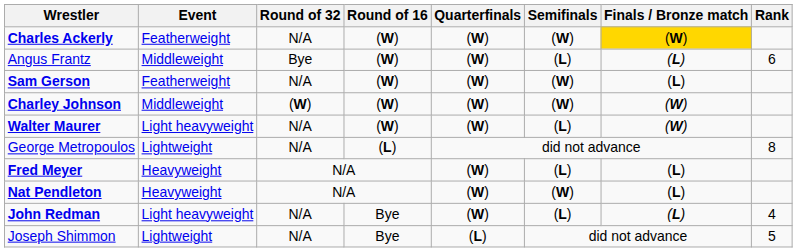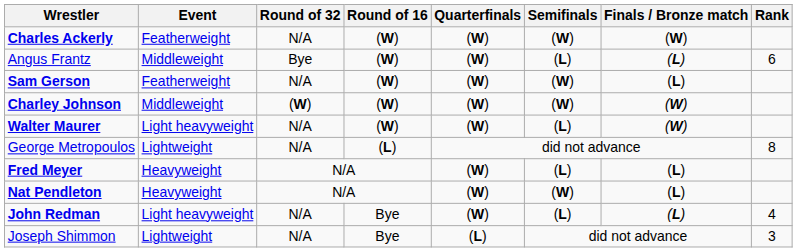(676, 38) gold background -> (676, 38) no background
(772, 237) 5 -> (772, 237) 3
